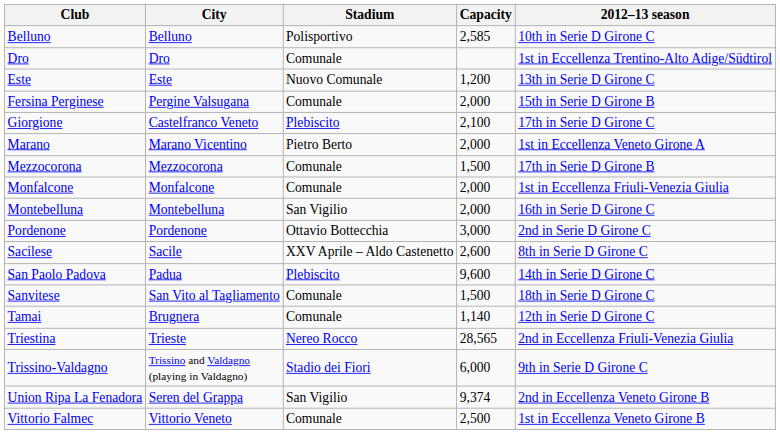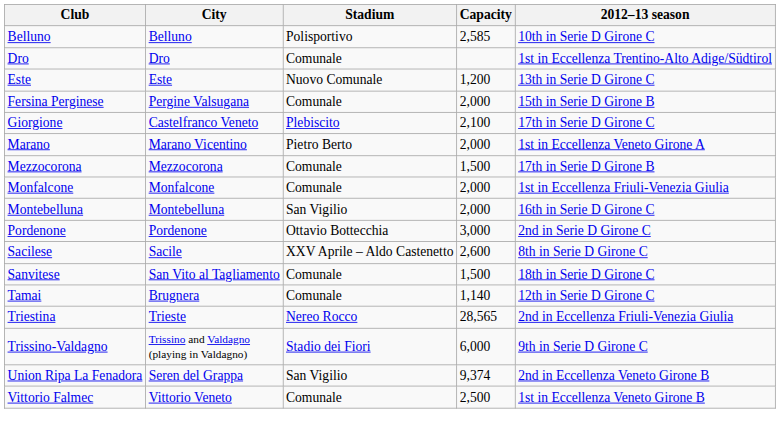- row: (57, 274)
